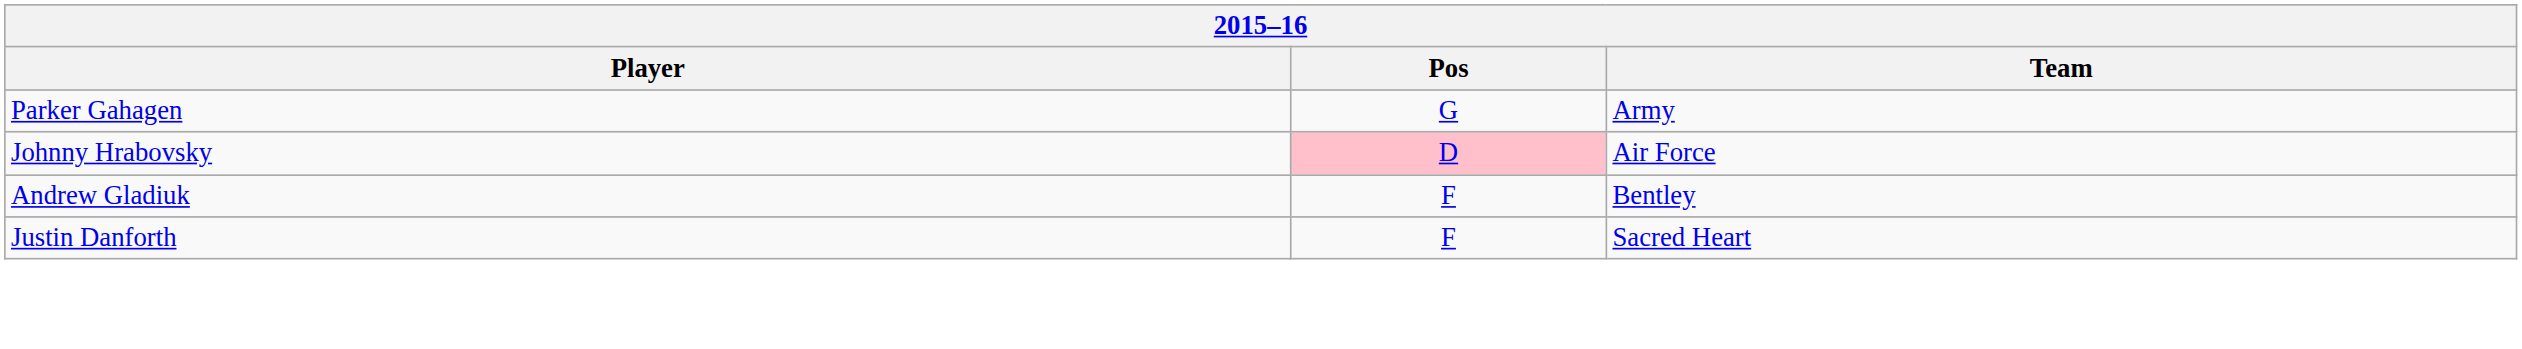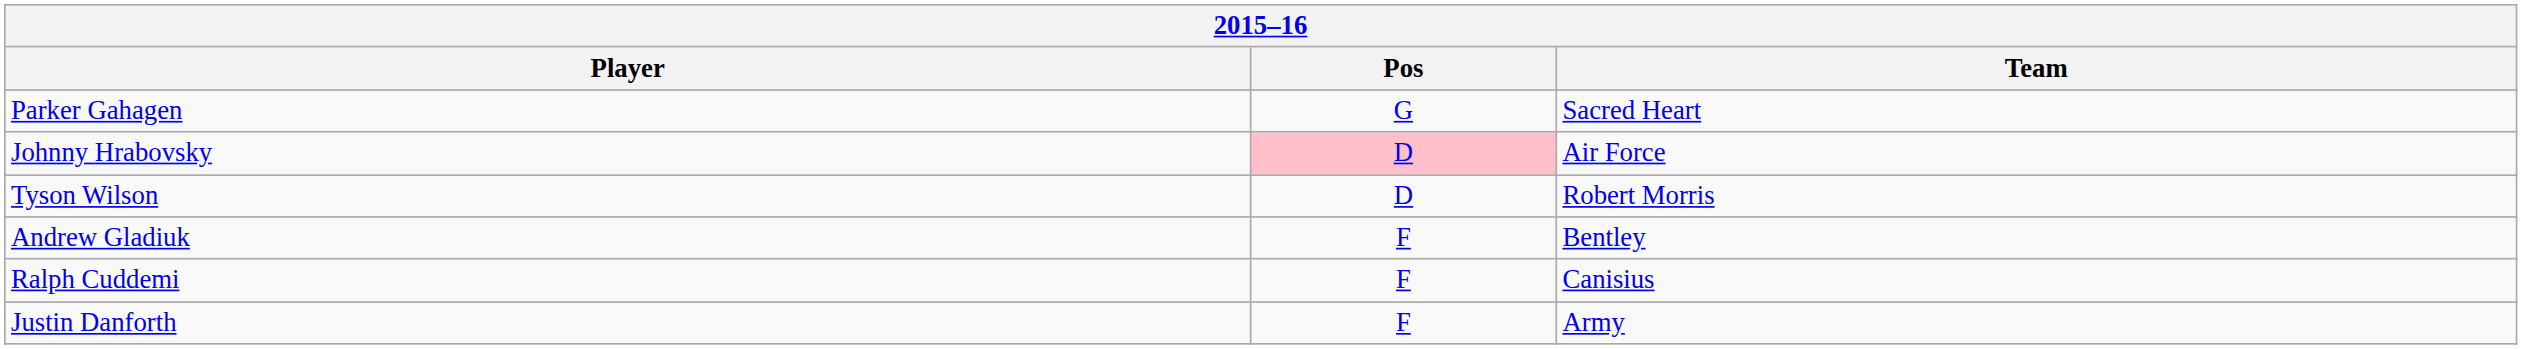(1644, 110) Army -> (1632, 110) Sacred Heart
+ row: (85, 195)
+ row: (95, 279)
(1682, 237) Sacred Heart -> (1594, 322) Army
